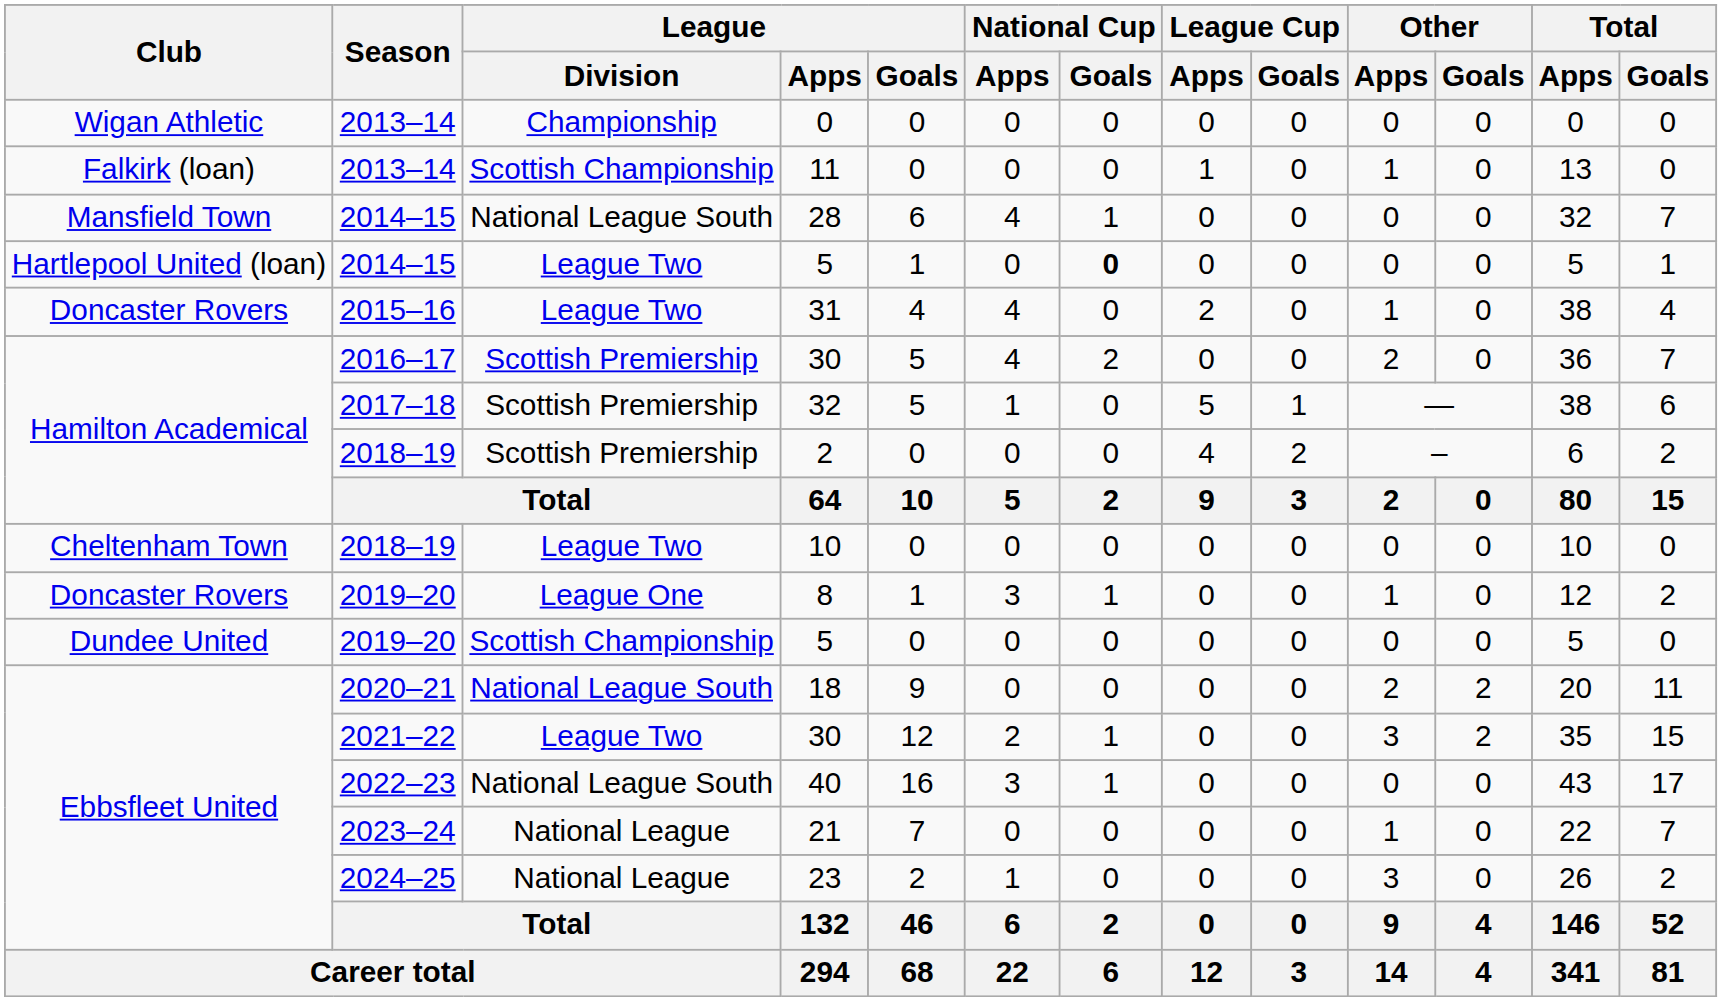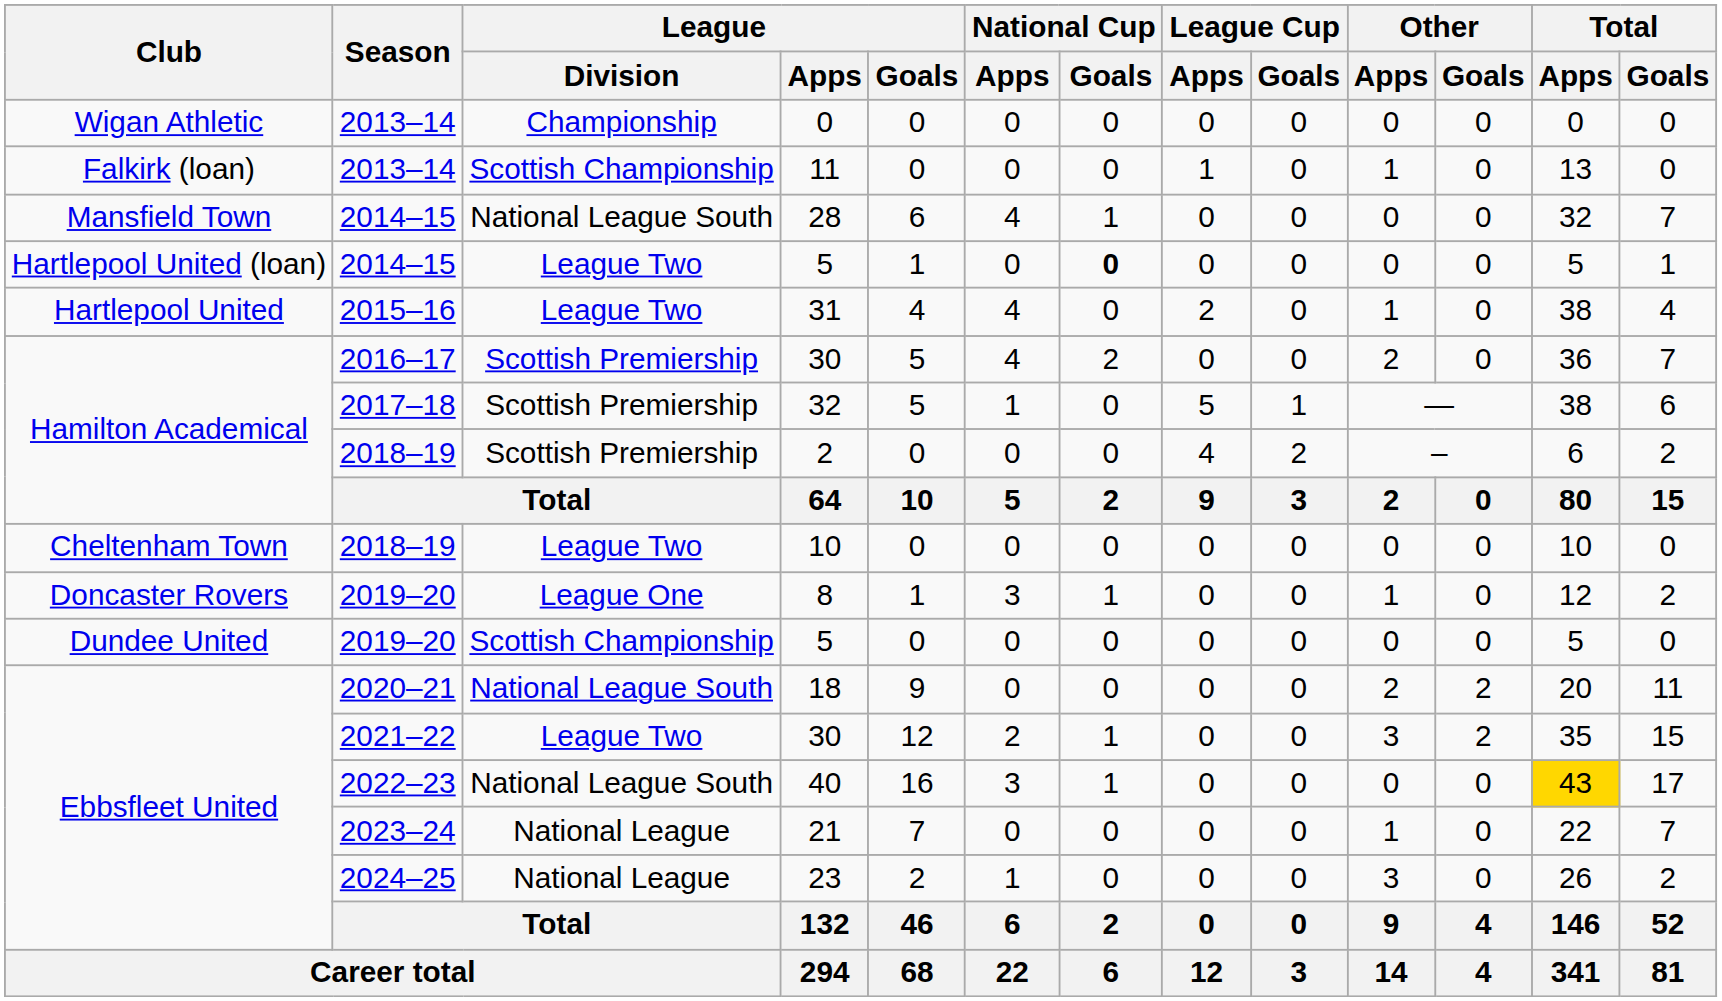(169, 311) Doncaster Rovers -> (169, 311) Hartlepool United
(1576, 783) no background -> (1576, 783) gold background
